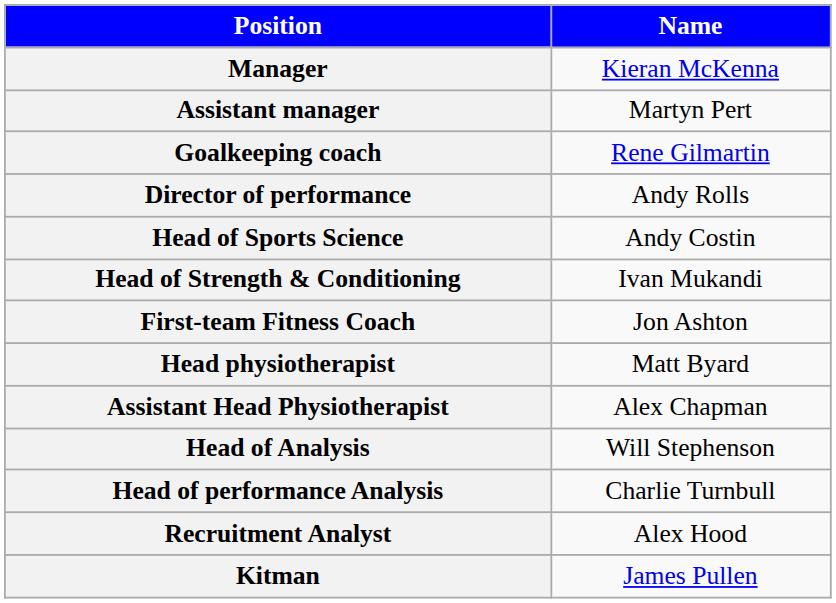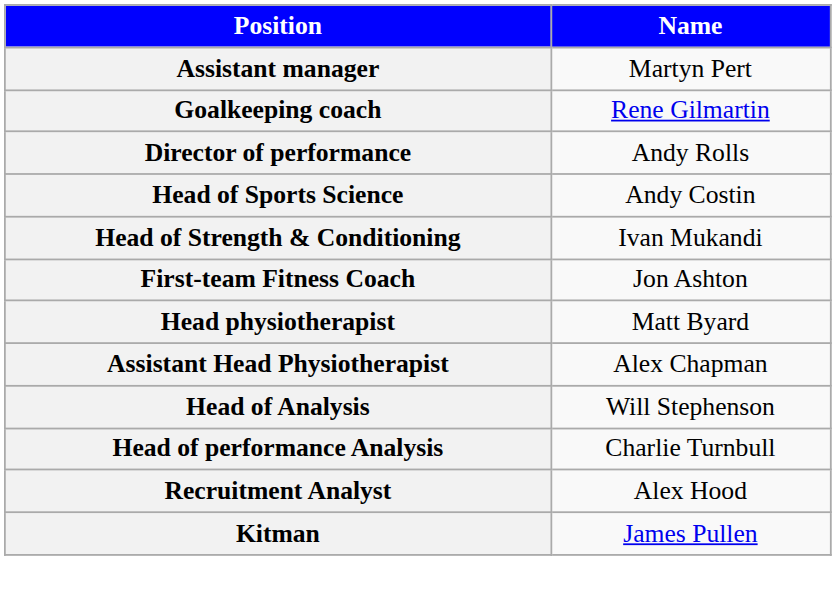- row: (278, 68)
